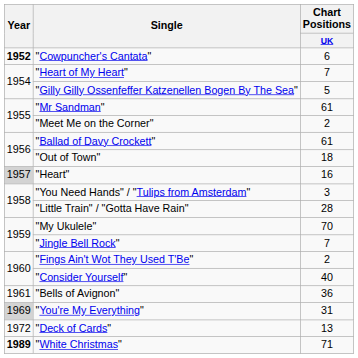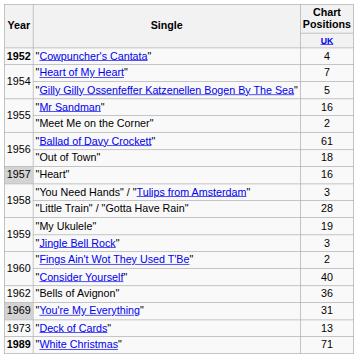(327, 56) 6 -> (327, 56) 4
(327, 107) 61 -> (327, 107) 16
(327, 226) 70 -> (327, 226) 19
(327, 243) 7 -> (327, 243) 3
(19, 294) 1961 -> (19, 294) 1962
(19, 328) 1972 -> (19, 328) 1973
